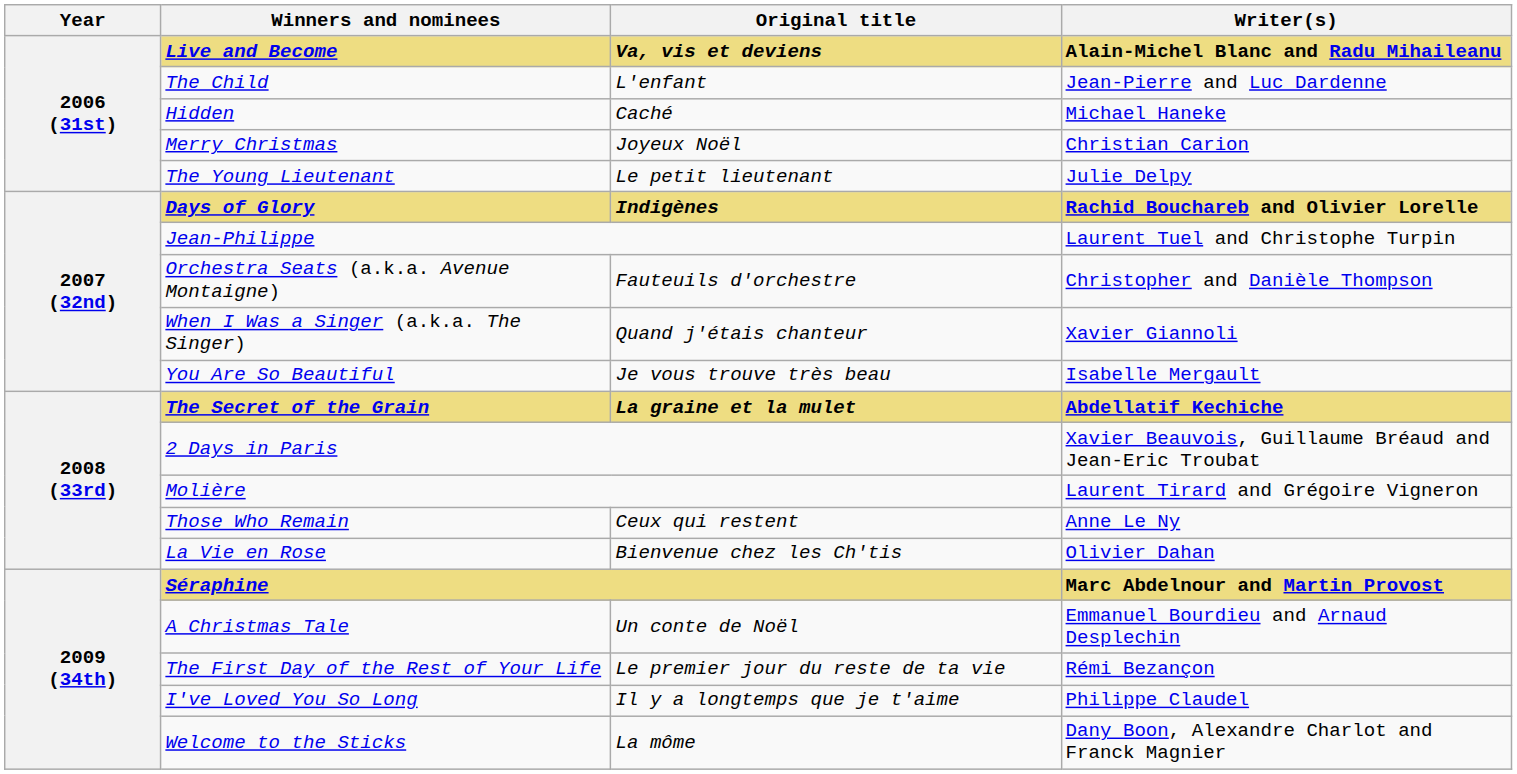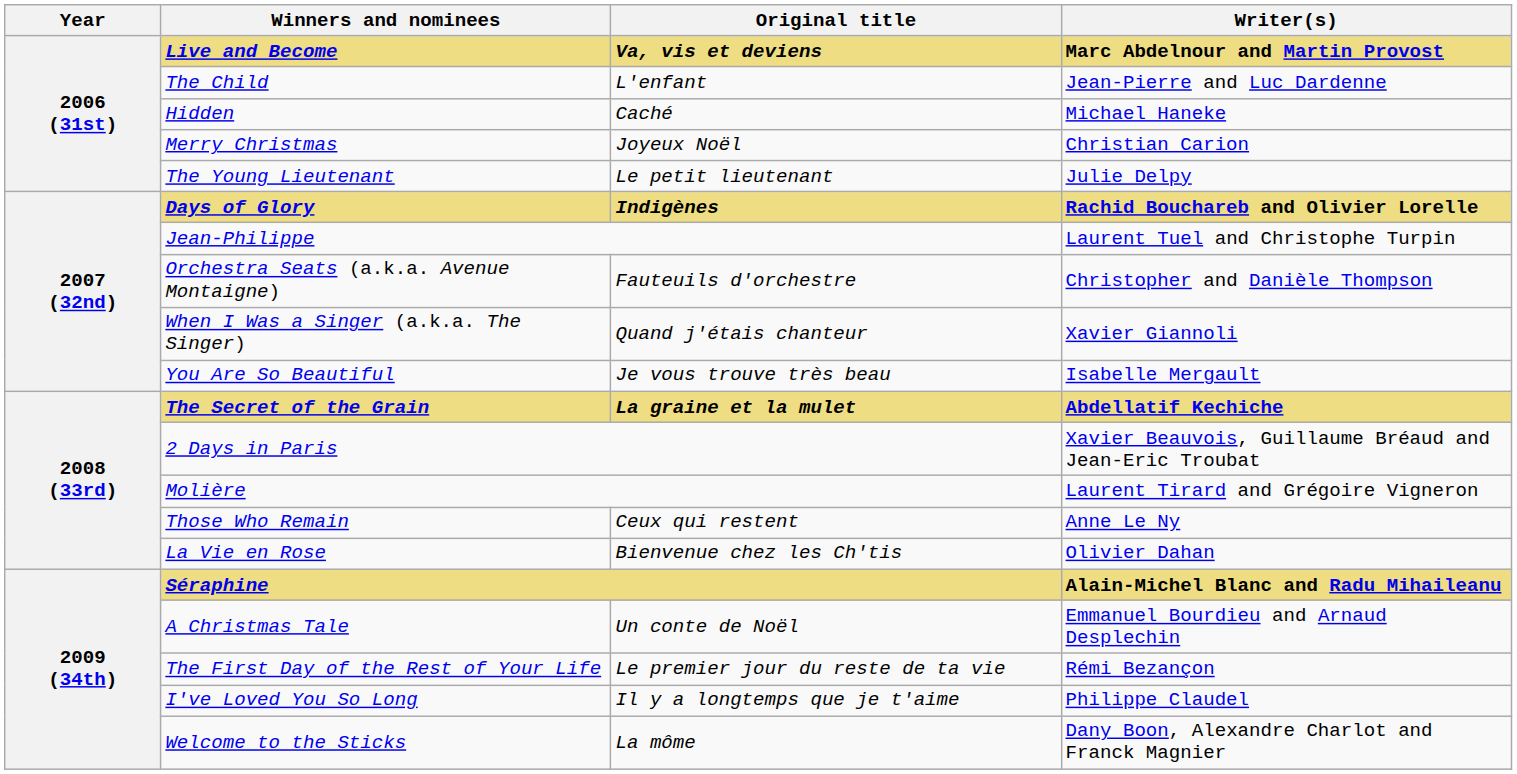(1283, 51) Alain-Michel Blanc and Radu Mihaileanu -> (1255, 51) Marc Abdelnour and Martin Provost
(1255, 585) Marc Abdelnour and Martin Provost -> (1283, 585) Alain-Michel Blanc and Radu Mihaileanu
